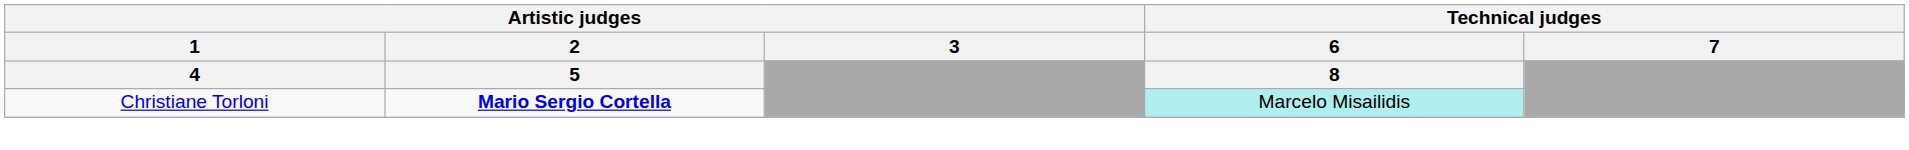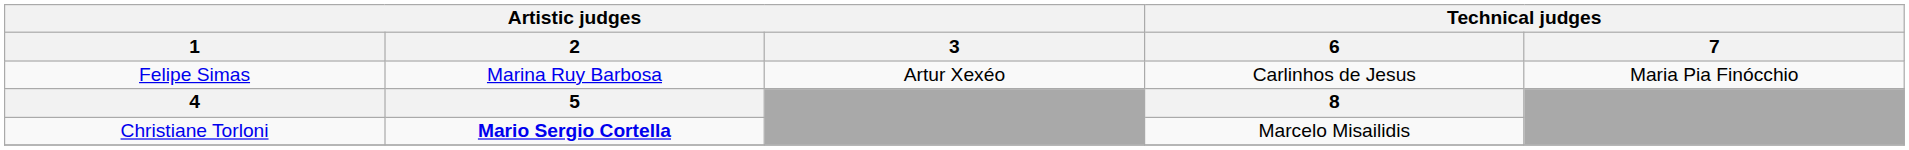+ row: (195, 74)
(1334, 102) paleturquoise background -> (1334, 130) no background
